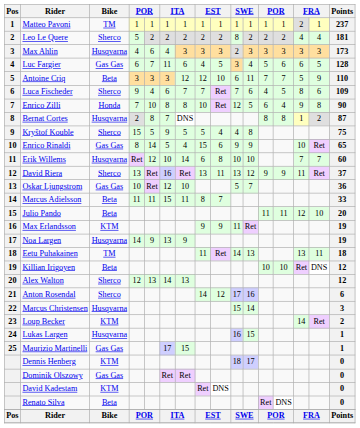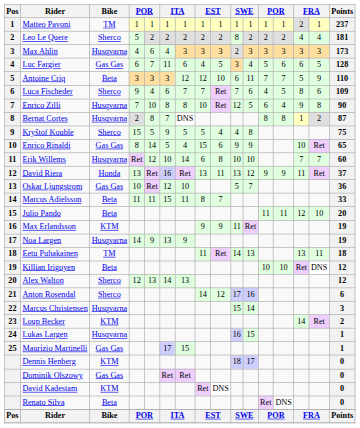(109, 105) Honda -> (109, 105) Husqvarna
(109, 173) Sherco -> (109, 173) Honda
